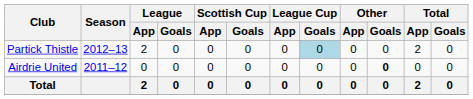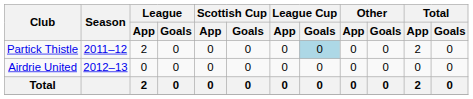(105, 49) 2012–13 -> (105, 49) 2011–12
(105, 67) 2011–12 -> (105, 67) 2012–13
(386, 67) bold -> (386, 67) normal
